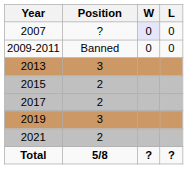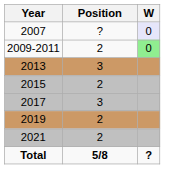- column: (171, 13)
(100, 48) Banned -> (100, 48) 2
(149, 48) no background -> (149, 48) lightgreen background
(100, 102) 2 -> (100, 102) 3
(100, 119) 3 -> (100, 119) 2
